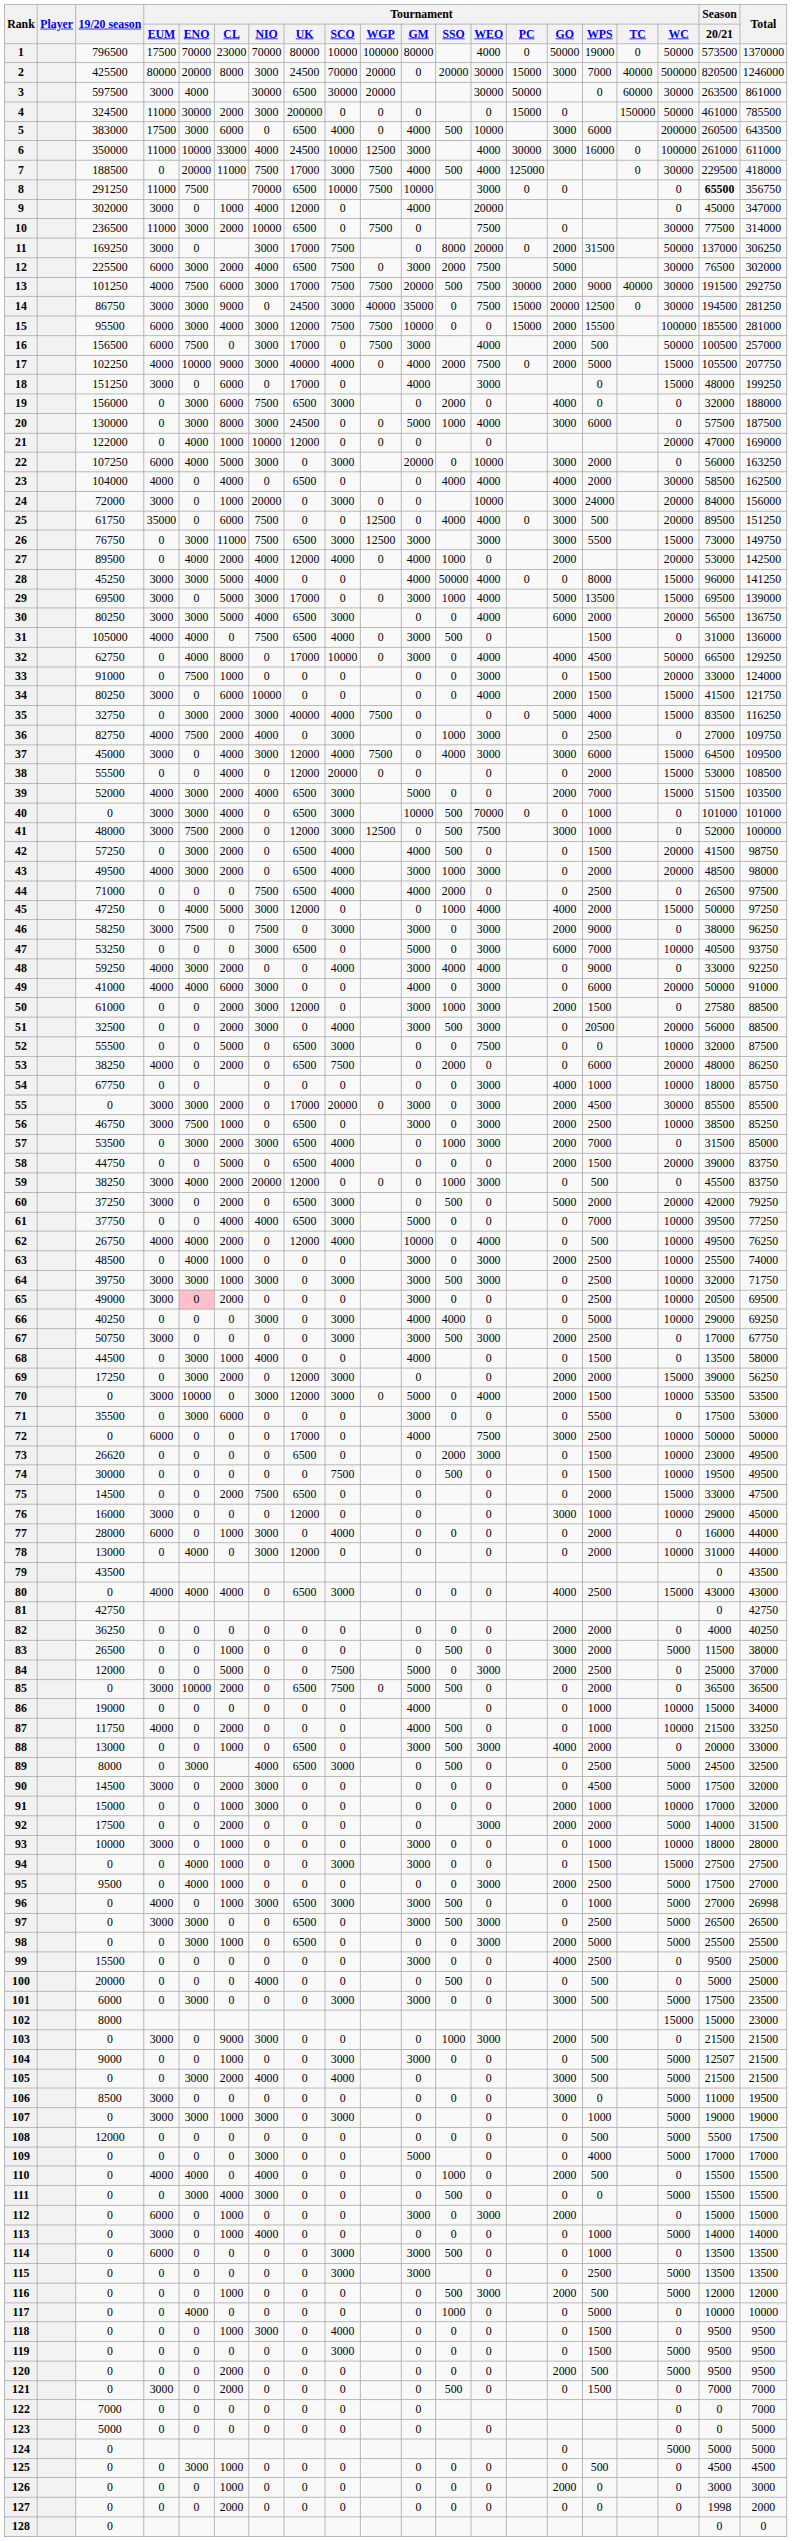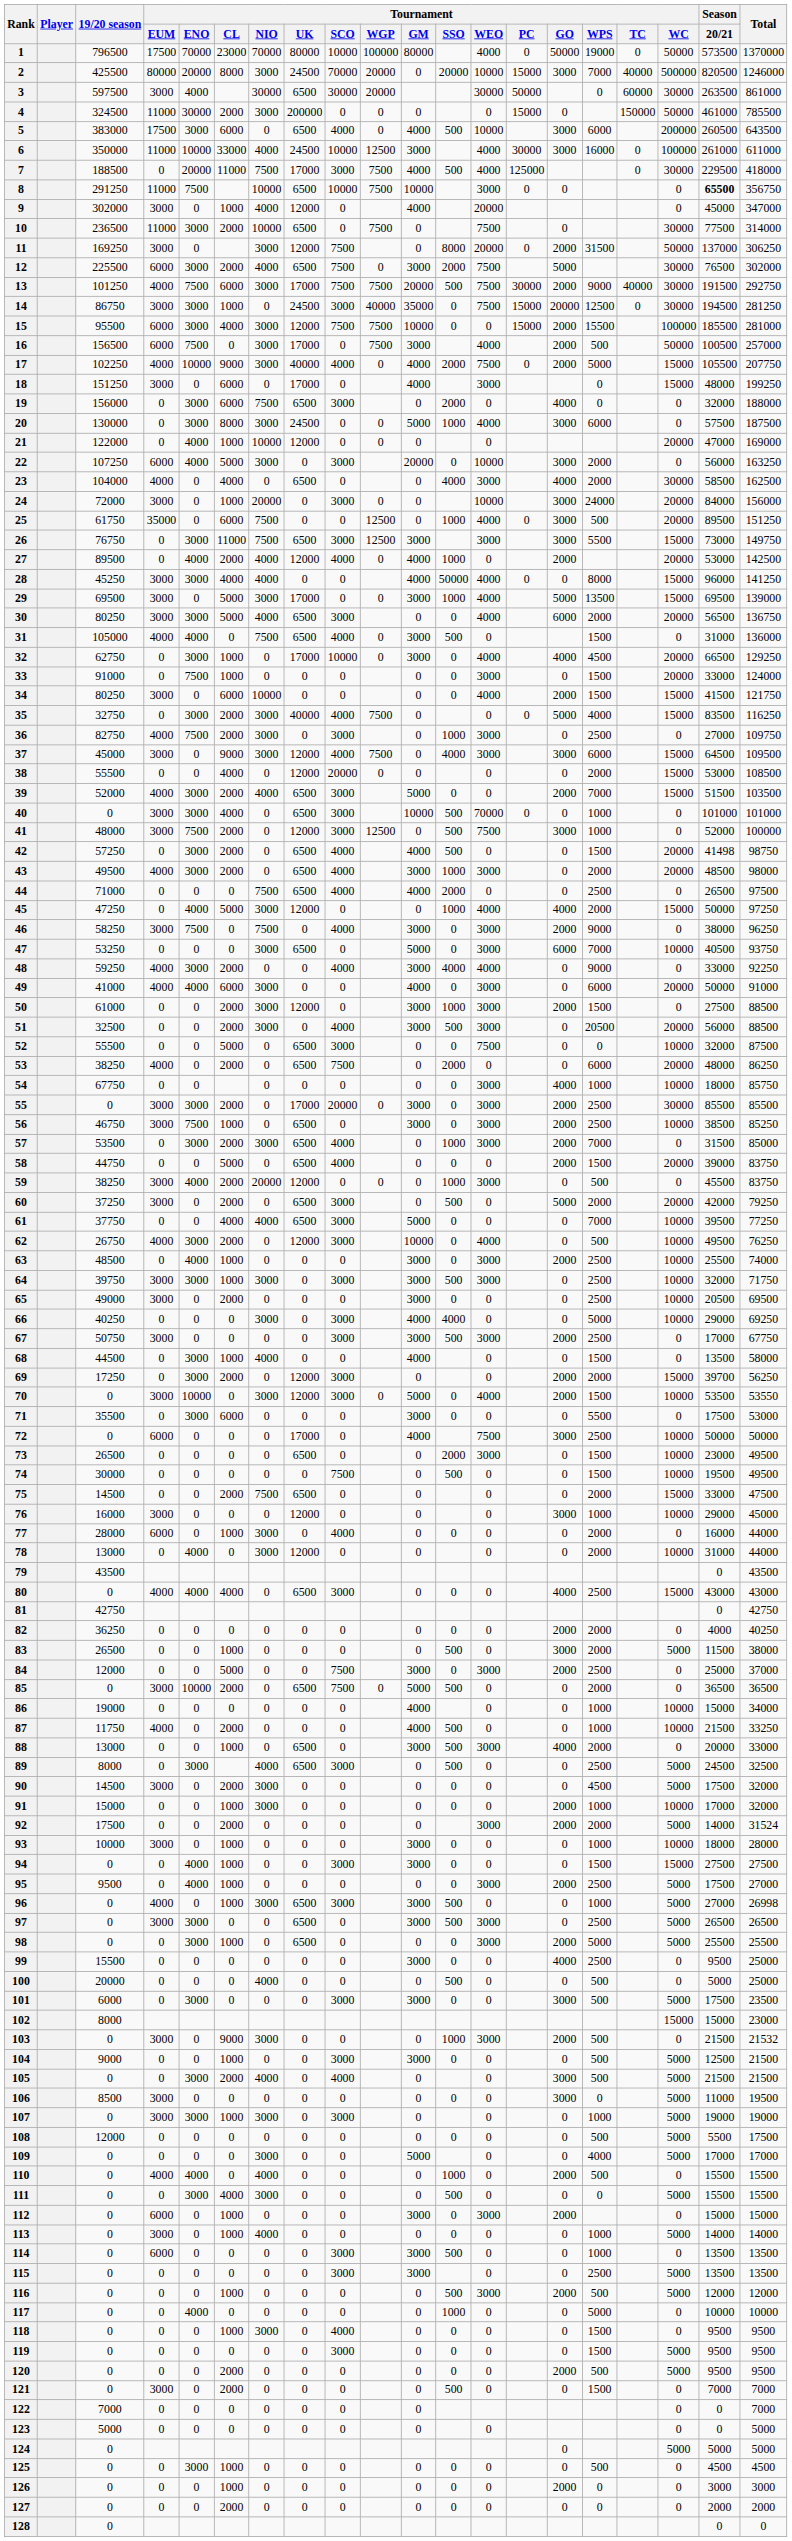(489, 73) 30000 -> (489, 73) 10000
(267, 189) 70000 -> (267, 189) 10000
(305, 248) 17000 -> (305, 248) 12000
(232, 306) 9000 -> (232, 306) 1000
(489, 482) 4000 -> (489, 482) 3000
(454, 520) 4000 -> (454, 520) 1000
(232, 579) 5000 -> (232, 579) 4000
(197, 657) 4000 -> (197, 657) 3000
(232, 657) 8000 -> (232, 657) 1000
(679, 657) 50000 -> (679, 657) 20000
(267, 735) 4000 -> (267, 735) 3000
(232, 754) 4000 -> (232, 754) 9000
(720, 852) 41500 -> (720, 852) 41498
(343, 929) 3000 -> (343, 929) 4000
(720, 1007) 27580 -> (720, 1007) 27500
(600, 1105) 4500 -> (600, 1105) 2500
(197, 1241) 4000 -> (197, 1241) 3000
(343, 1241) 4000 -> (343, 1241) 3000
(197, 1299) pink background -> (197, 1299) no background
(720, 1377) 39000 -> (720, 1377) 39700
(763, 1397) 53500 -> (763, 1397) 53550
(110, 1455) 26620 -> (110, 1455) 26500
(419, 1670) 5000 -> (419, 1670) 3000
(763, 1825) 31500 -> (763, 1825) 31524
(763, 2040) 21500 -> (763, 2040) 21532
(720, 2059) 12507 -> (720, 2059) 12500
(720, 2507) 1998 -> (720, 2507) 2000
